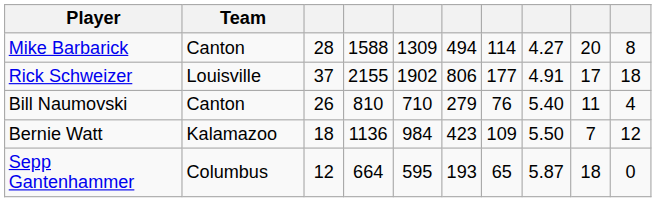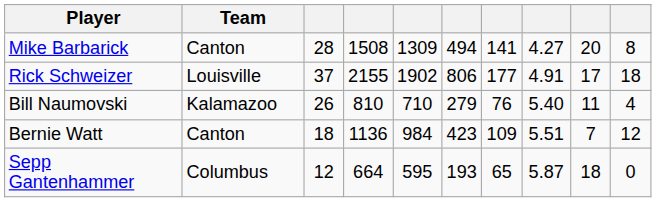(368, 47) 1588 -> (368, 47) 1508
(502, 47) 114 -> (502, 47) 141
(216, 104) Canton -> (232, 104) Kalamazoo
(232, 133) Kalamazoo -> (216, 133) Canton
(546, 133) 5.50 -> (546, 133) 5.51
